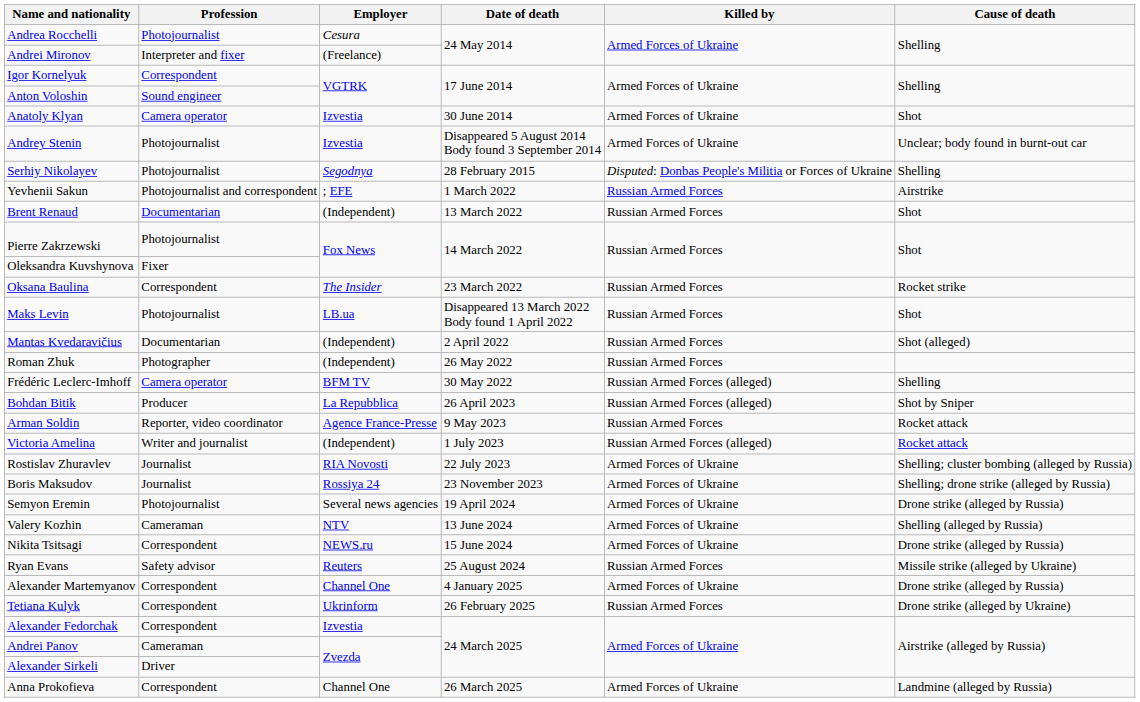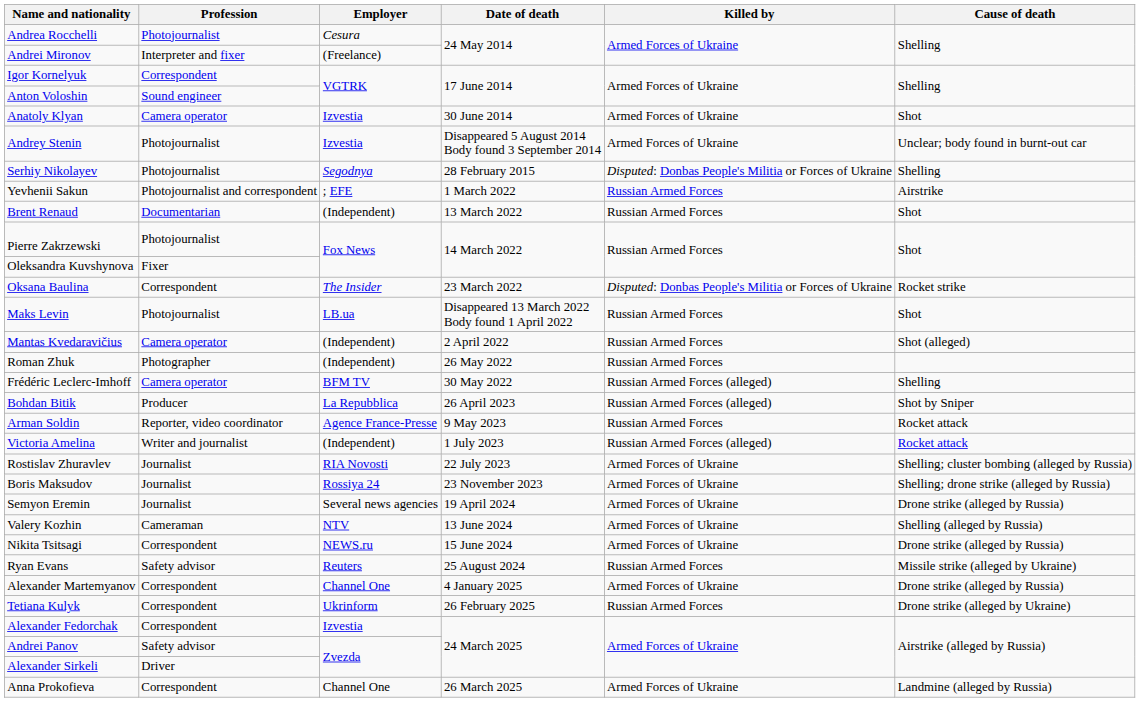(665, 287) Russian Armed Forces -> (749, 287) Disputed: Donbas People's Militia or Forces of Ukraine
(181, 342) Documentarian -> (184, 342) Camera operator
(180, 504) Photojournalist -> (166, 504) Journalist
(172, 646) Cameraman -> (178, 646) Safety advisor
